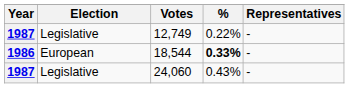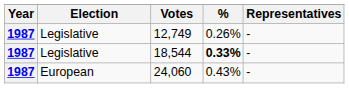(223, 33) 0.22% -> (223, 33) 0.26%
(21, 53) 1986 -> (21, 53) 1987
(67, 53) European -> (69, 53) Legislative
(69, 72) Legislative -> (67, 72) European
